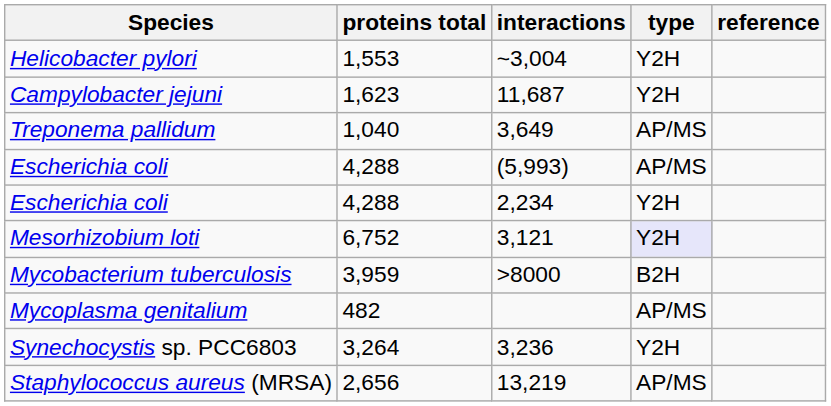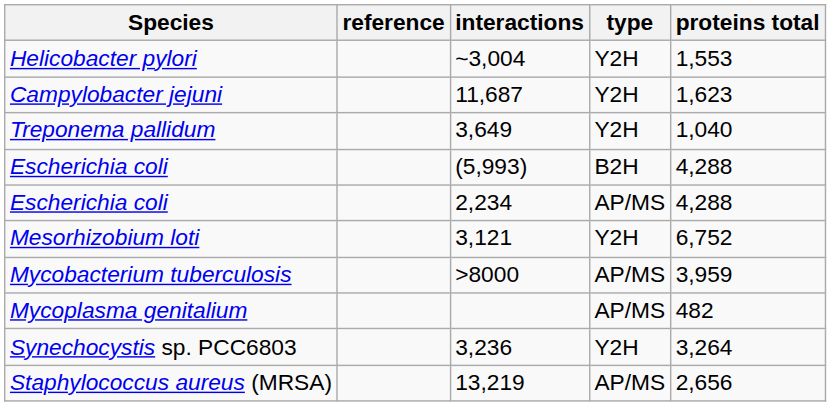columns swapped: (414, 22) <-> (768, 22)
(671, 130) AP/MS -> (617, 130) Y2H
(671, 166) AP/MS -> (617, 166) B2H
(658, 202) Y2H -> (630, 202) AP/MS
(658, 238) lavender background -> (617, 238) no background
(658, 274) B2H -> (630, 274) AP/MS
